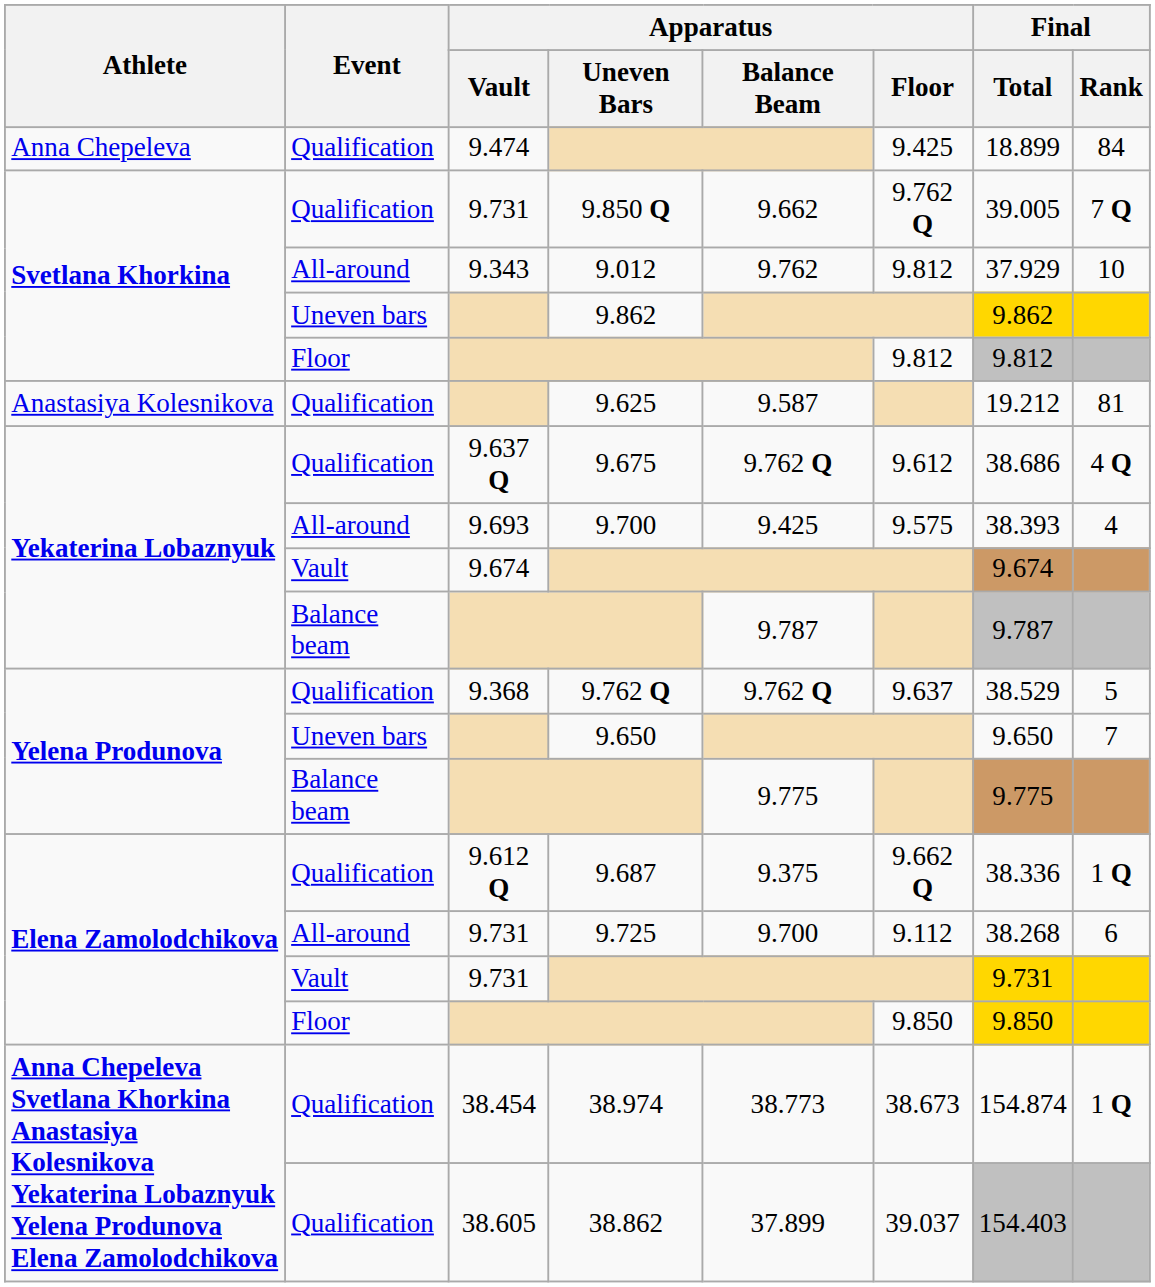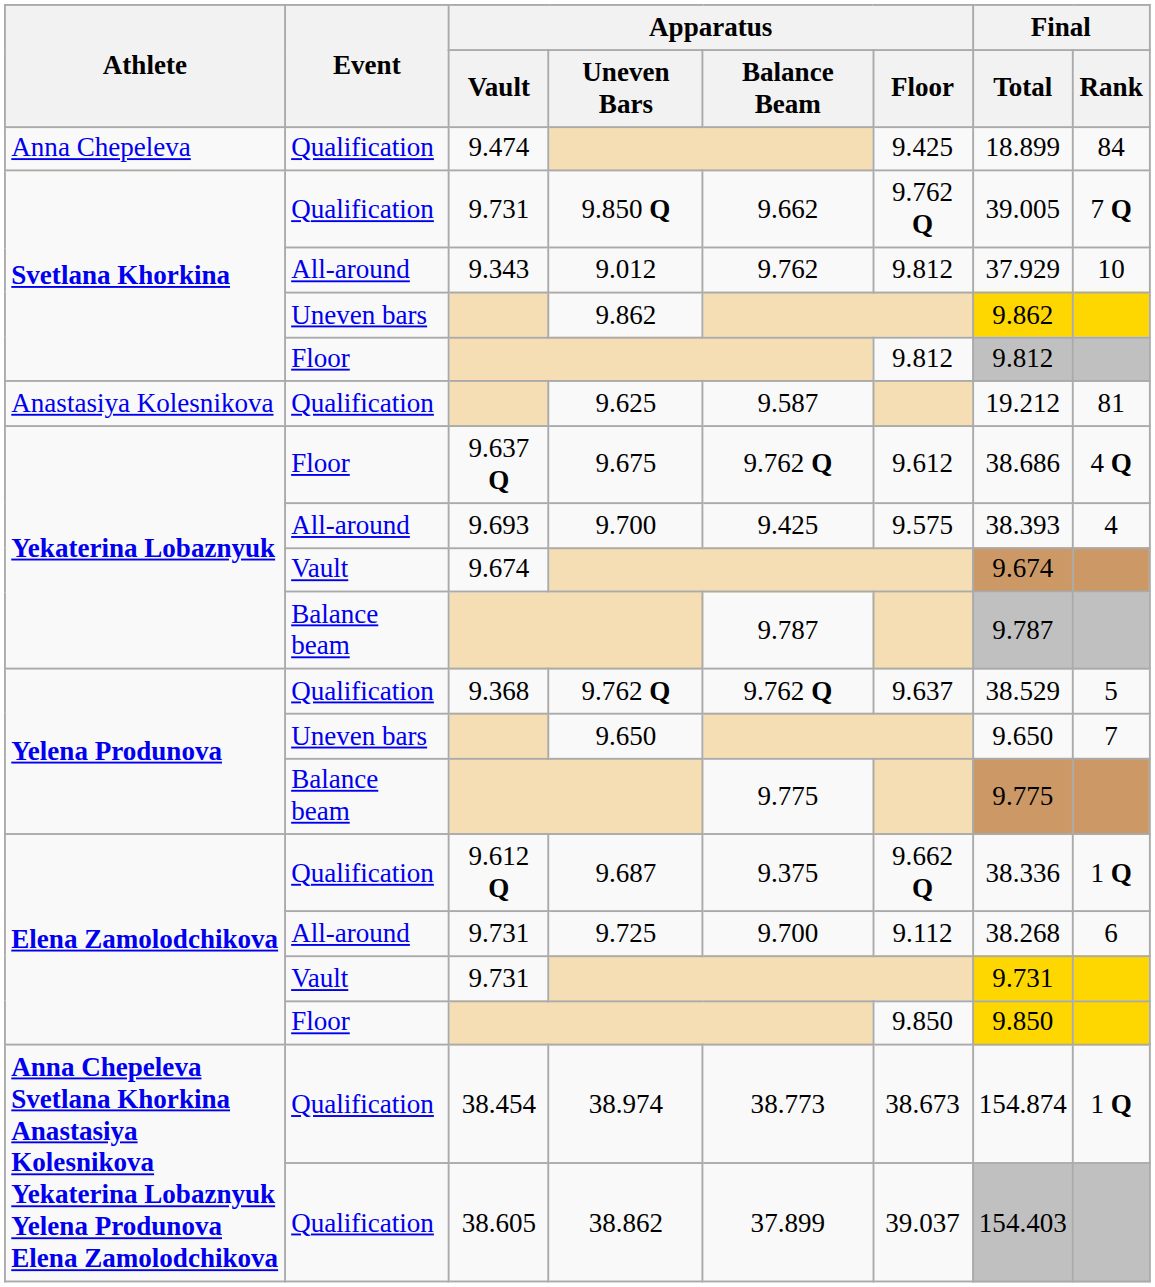(363, 464) Qualification -> (320, 464) Floor
